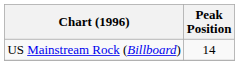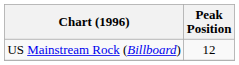(209, 49) 14 -> (209, 49) 12
